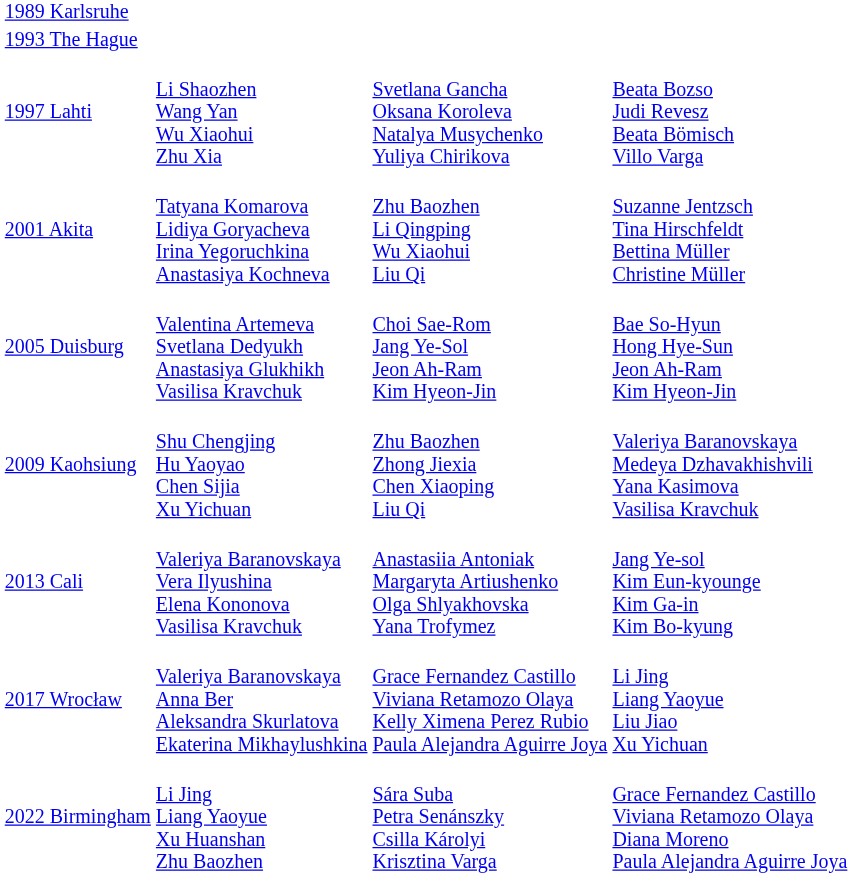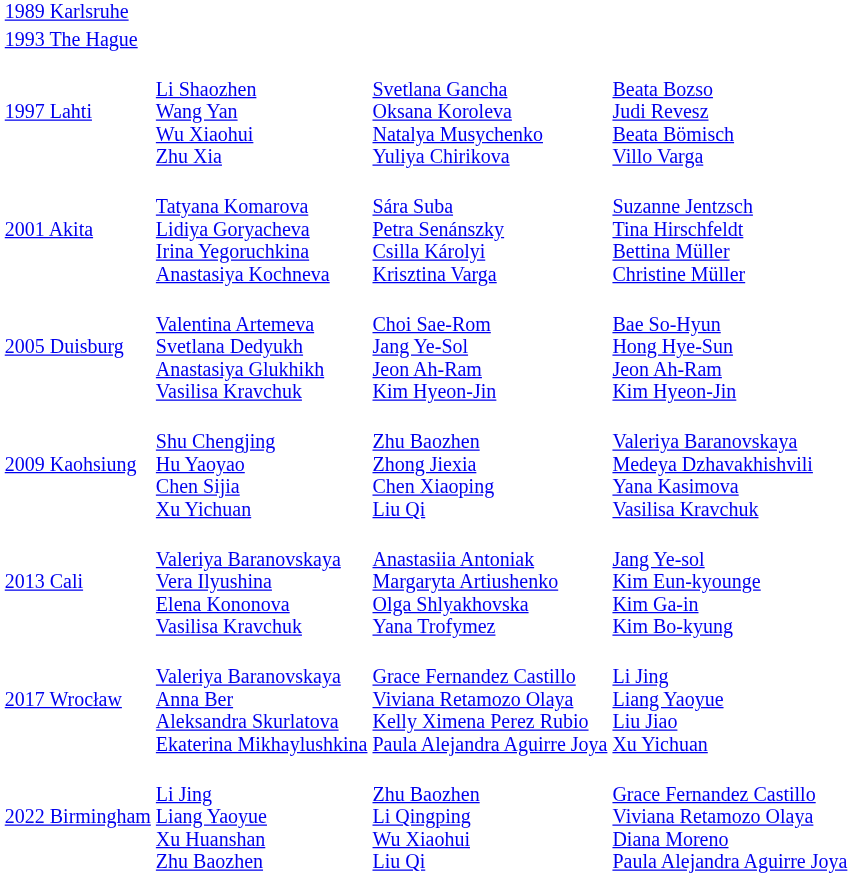(426, 240) Zhu Baozhen Li Qingping Wu Xiaohui Liu Qi -> (438, 240) Sára Suba Petra Senánszky Csilla Károlyi Krisztina Varga
(438, 828) Sára Suba Petra Senánszky Csilla Károlyi Krisztina Varga -> (426, 828) Zhu Baozhen Li Qingping Wu Xiaohui Liu Qi
